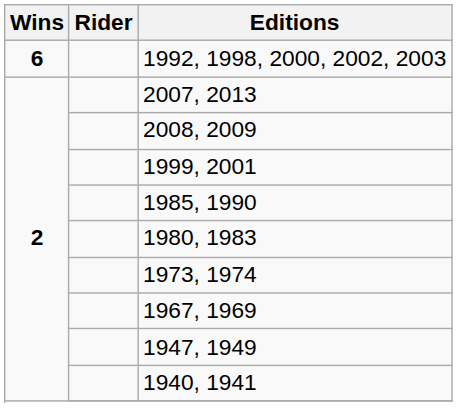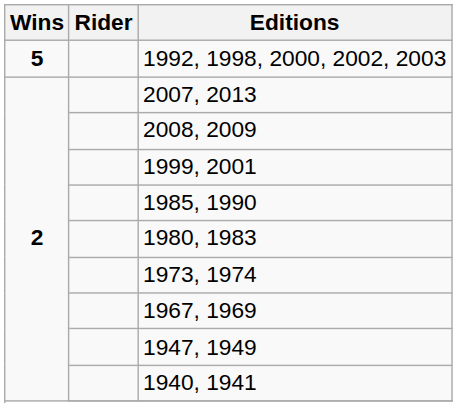(37, 58) 6 -> (37, 58) 5
